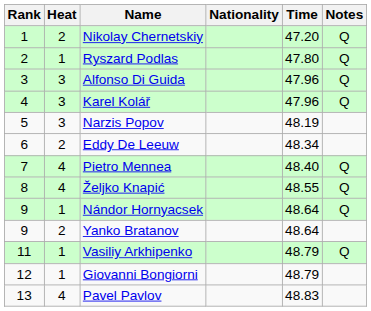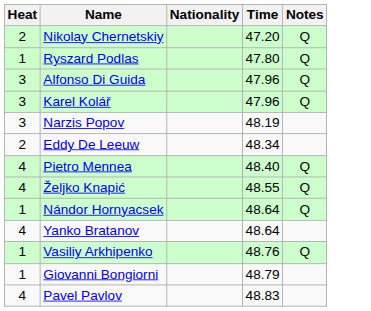- column: (24, 15)
(62, 230) 2 -> (22, 230) 4
(302, 252) 48.79 -> (263, 252) 48.76
